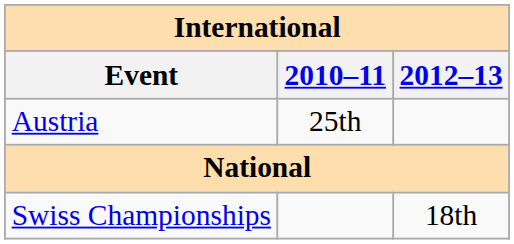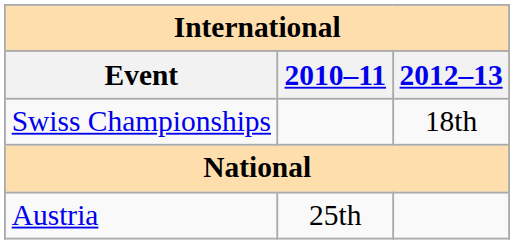rows swapped: (55, 121) <-> (141, 214)
